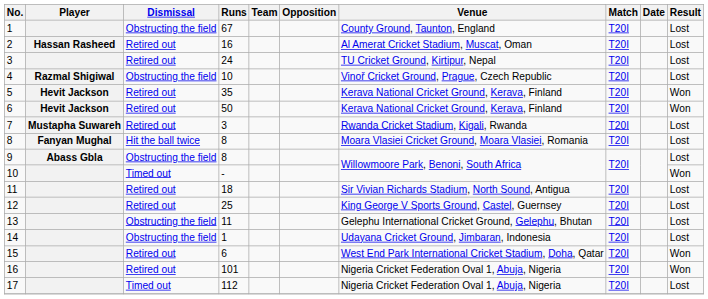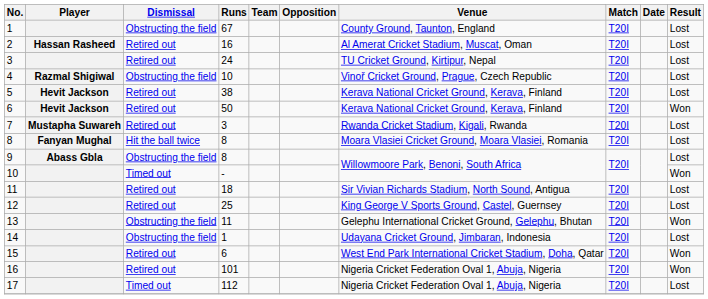(227, 92) 35 -> (227, 92) 38
(680, 92) Won -> (679, 92) Lost
(679, 221) Lost -> (680, 221) Won
